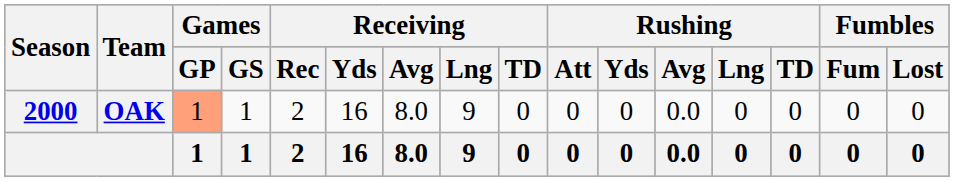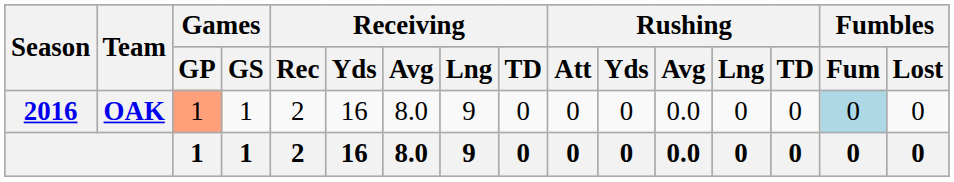(51, 111) 2000 -> (51, 111) 2016
(853, 111) no background -> (853, 111) lightblue background
